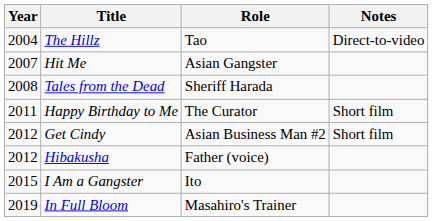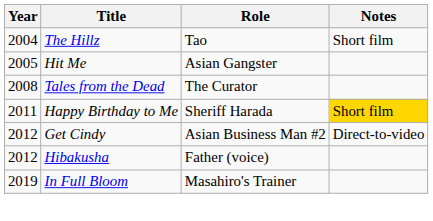(379, 39) Direct-to-video -> (363, 39) Short film
(23, 63) 2007 -> (23, 63) 2005
(229, 87) Sheriff Harada -> (221, 87) The Curator
(221, 110) The Curator -> (229, 110) Sheriff Harada
(363, 110) no background -> (363, 110) gold background
(363, 134) Short film -> (379, 134) Direct-to-video
- row: (94, 181)
